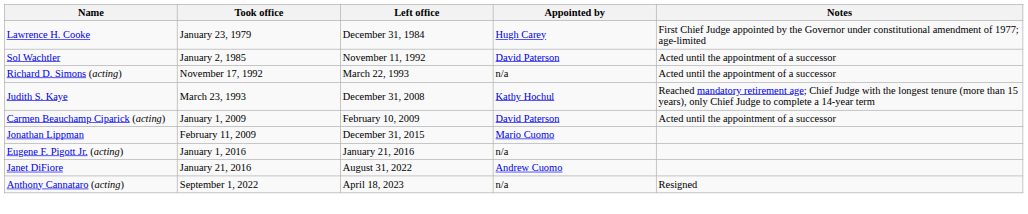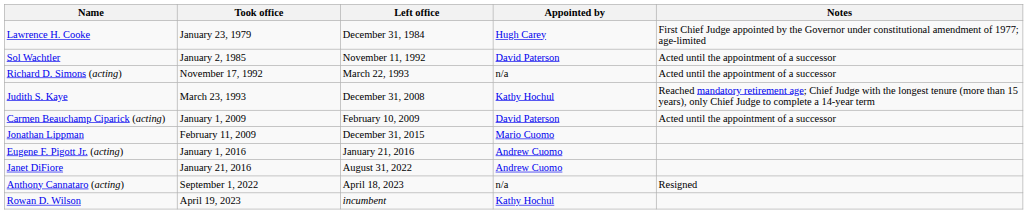(502, 151) n/a -> (529, 151) Andrew Cuomo
+ row: (44, 201)
